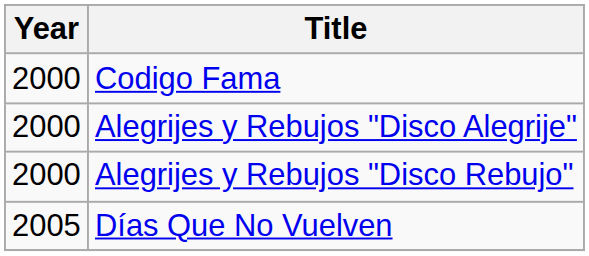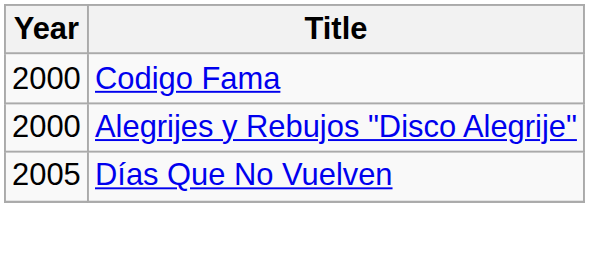- row: (334, 175)
